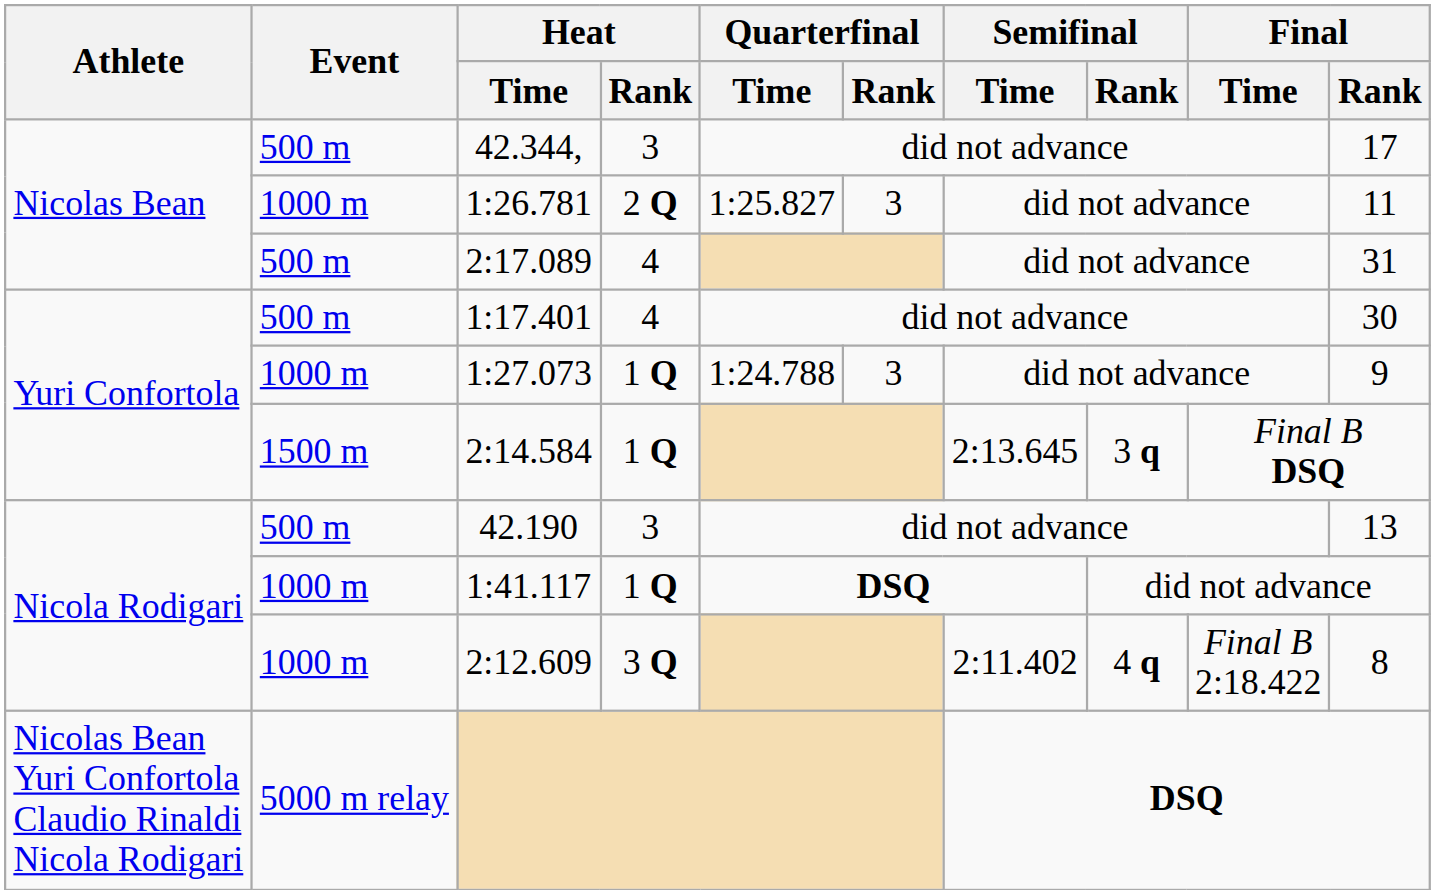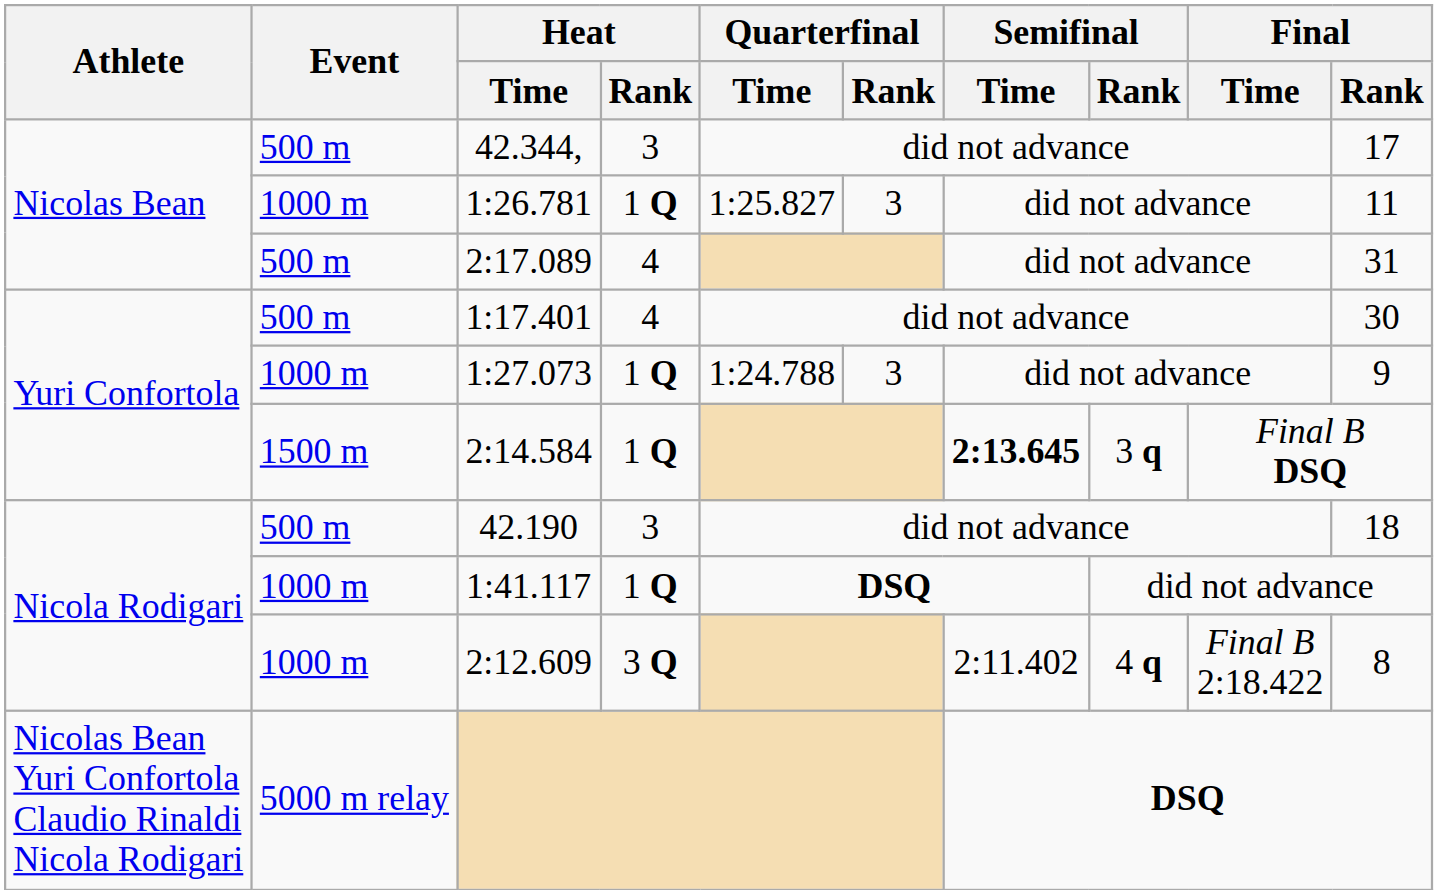(650, 203) 2 Q -> (650, 203) 1 Q
(1015, 450) normal -> (1016, 450) bold
(1380, 527) 13 -> (1382, 527) 18
